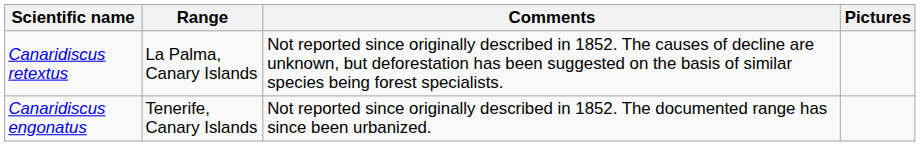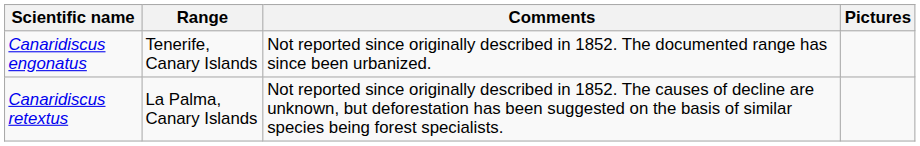rows swapped: (57, 118) <-> (57, 63)
